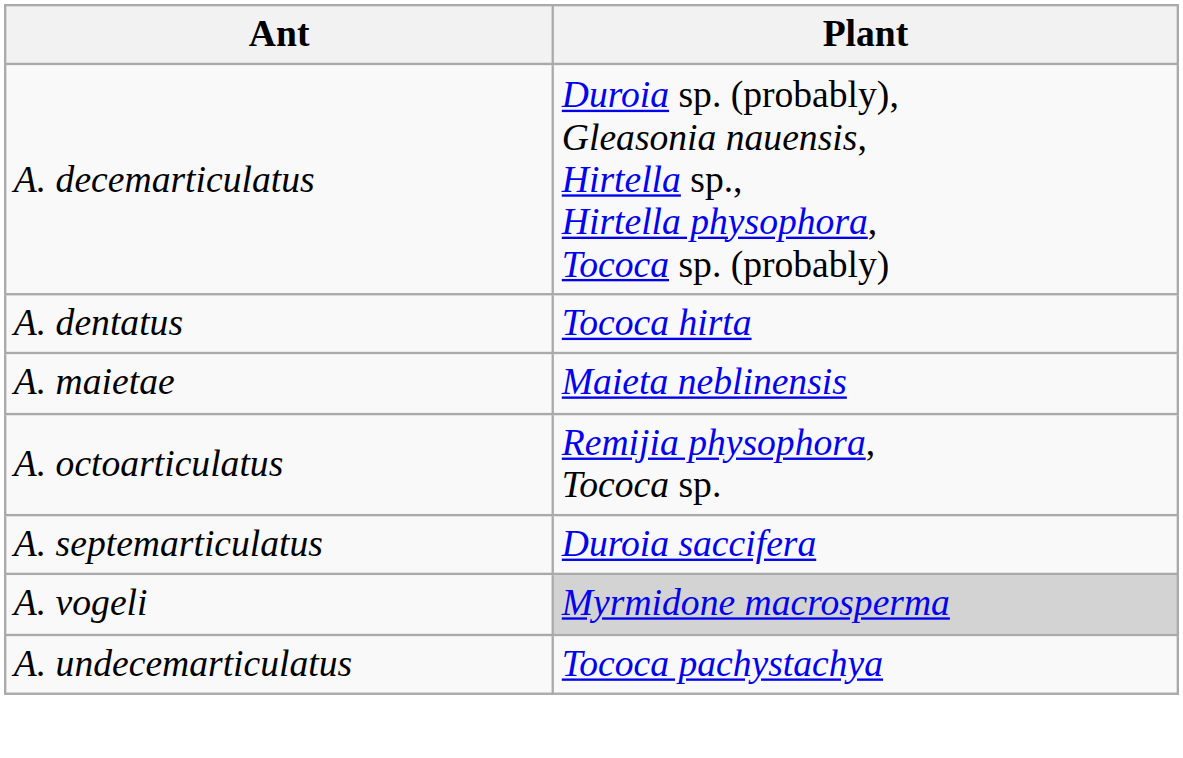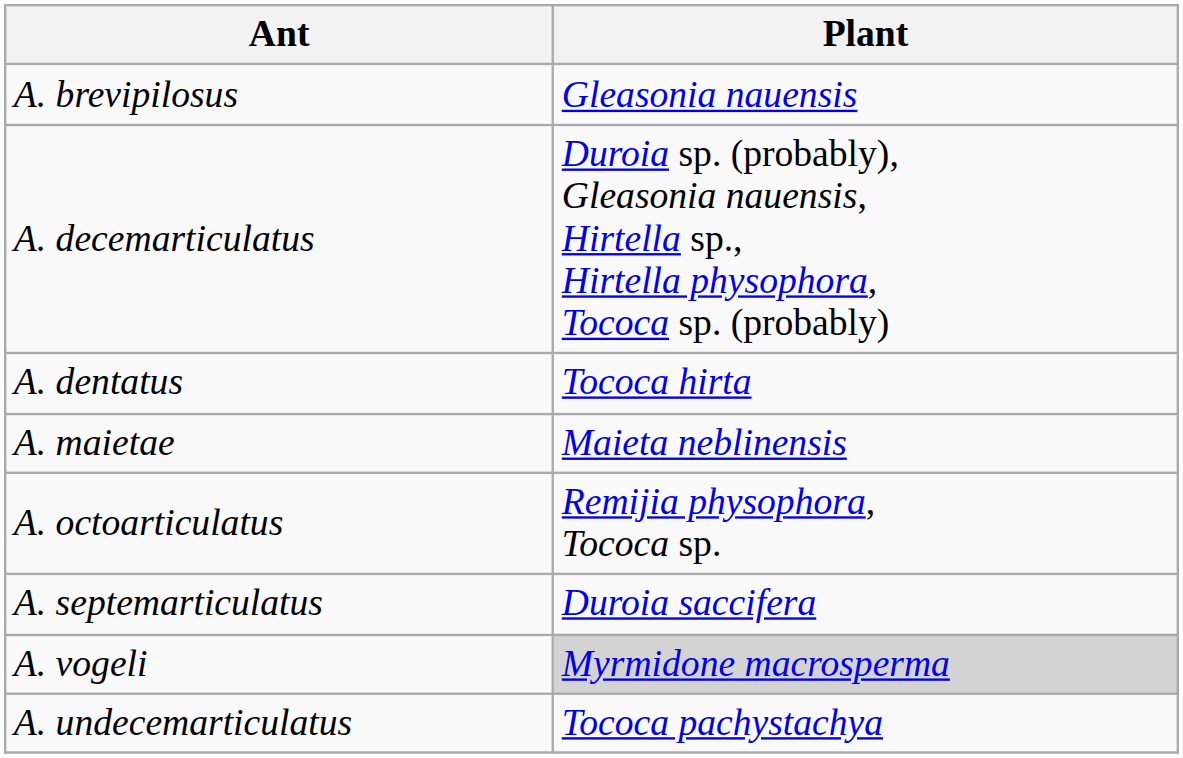+ row: (126, 93)
